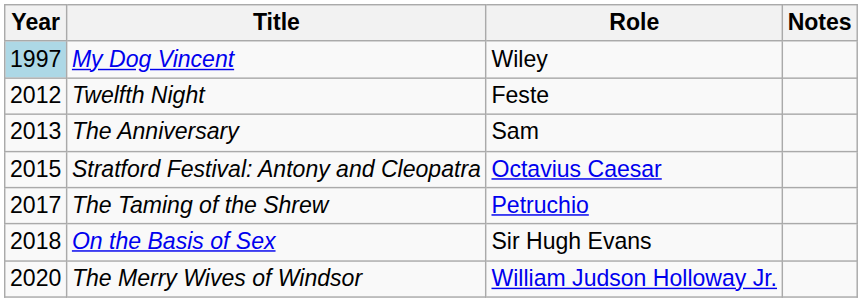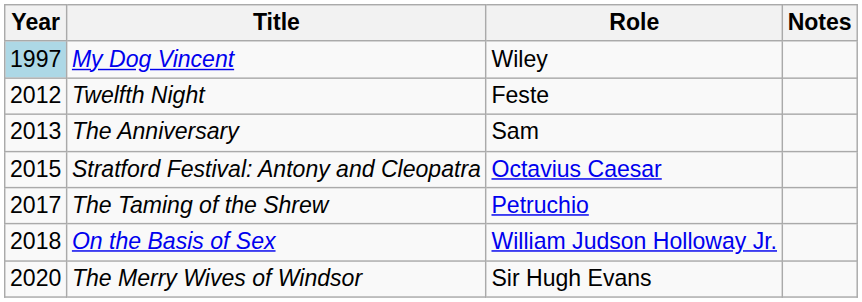(572, 242) Sir Hugh Evans -> (634, 242) William Judson Holloway Jr.
(634, 278) William Judson Holloway Jr. -> (572, 278) Sir Hugh Evans
